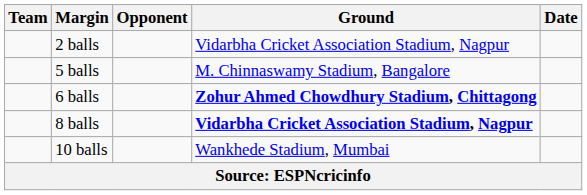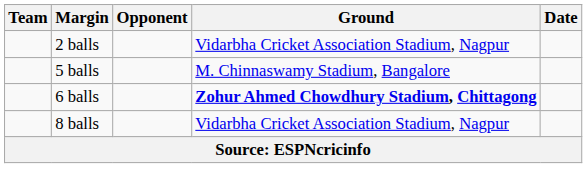(364, 123) bold -> (352, 123) normal
- row: (81, 149)
